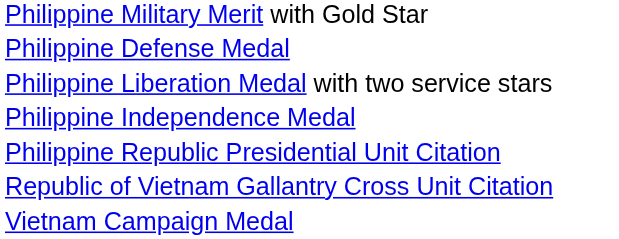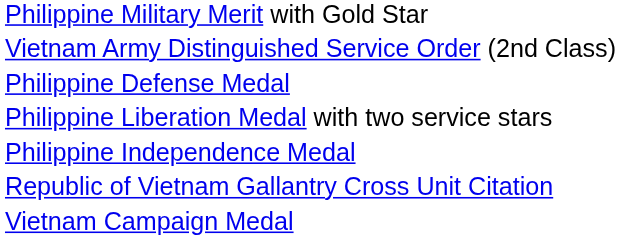+ row: (311, 49)
- row: (253, 152)
